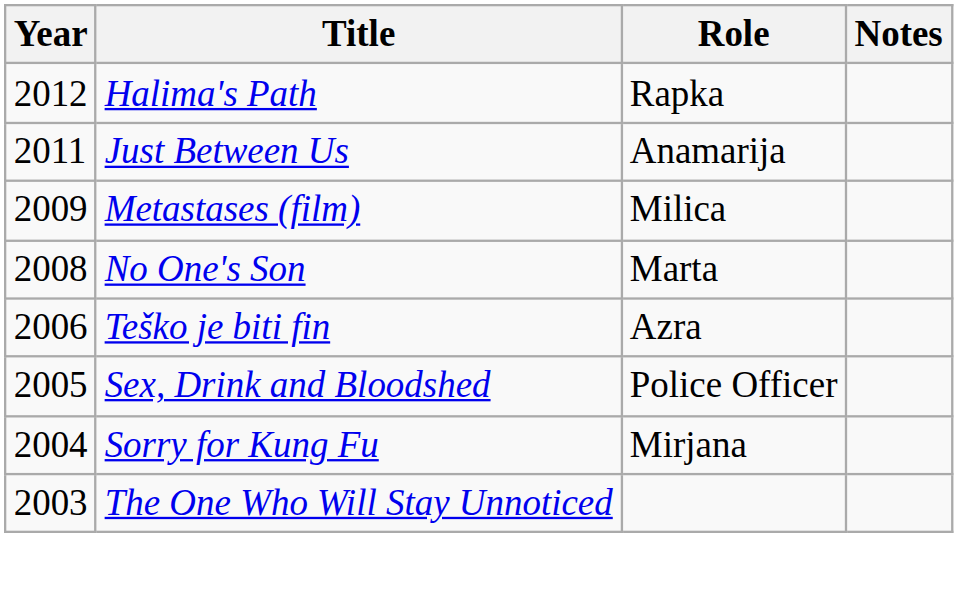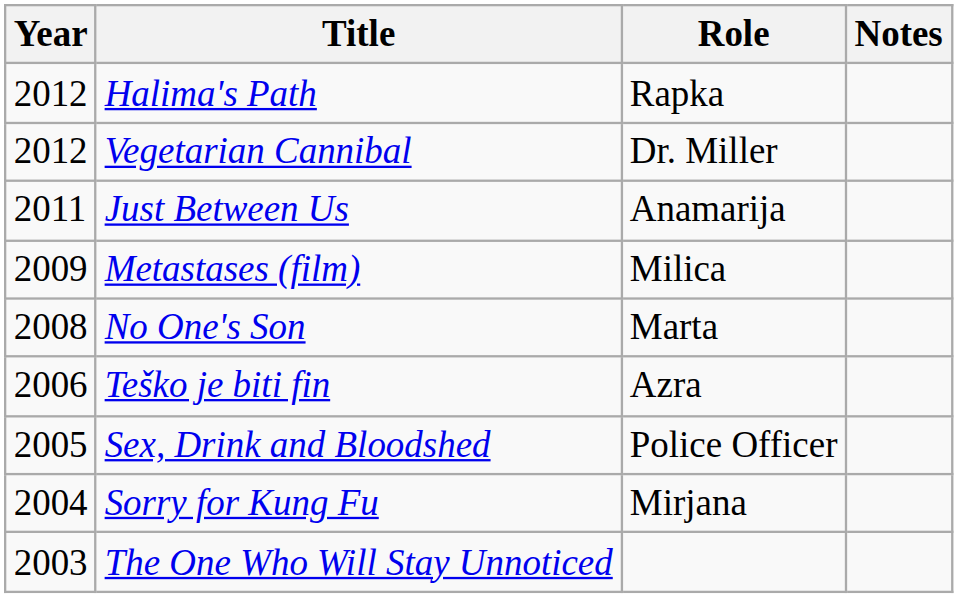+ row: (258, 151)
